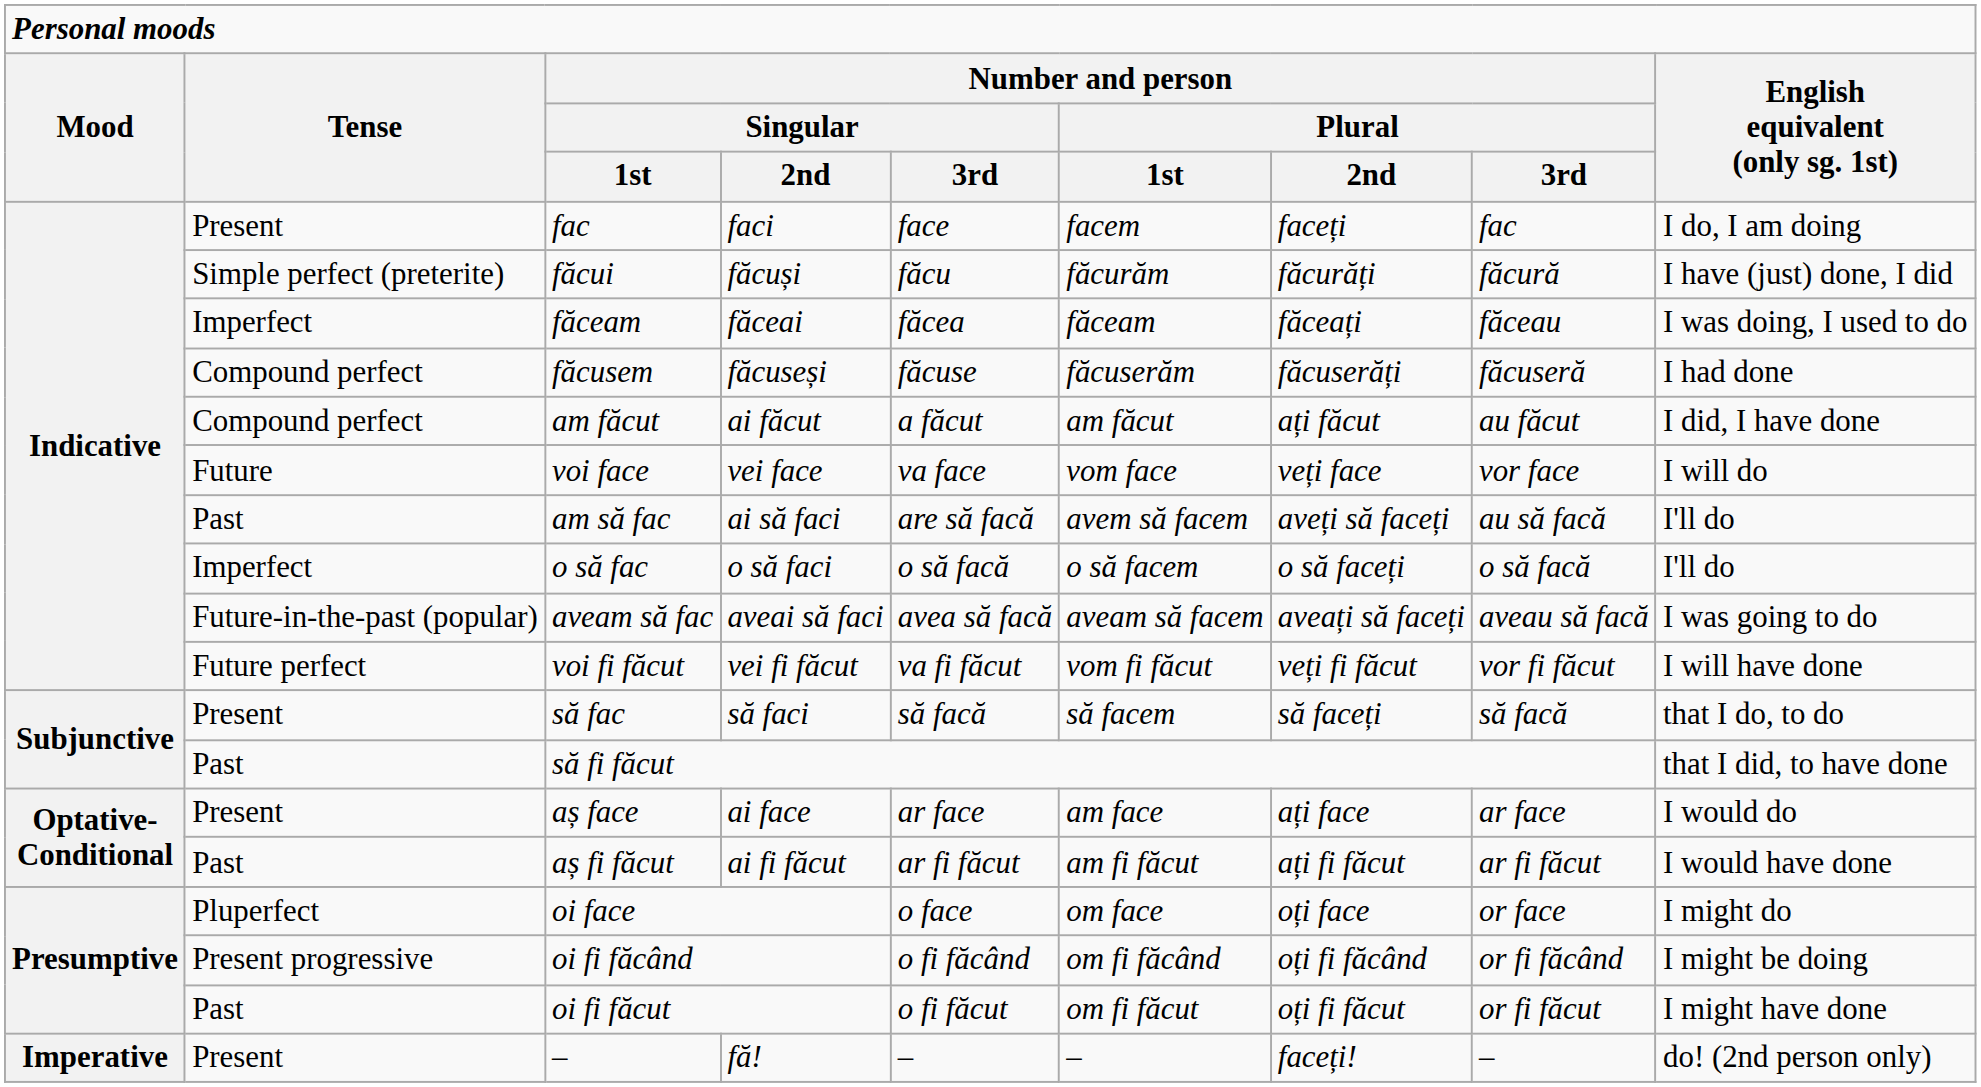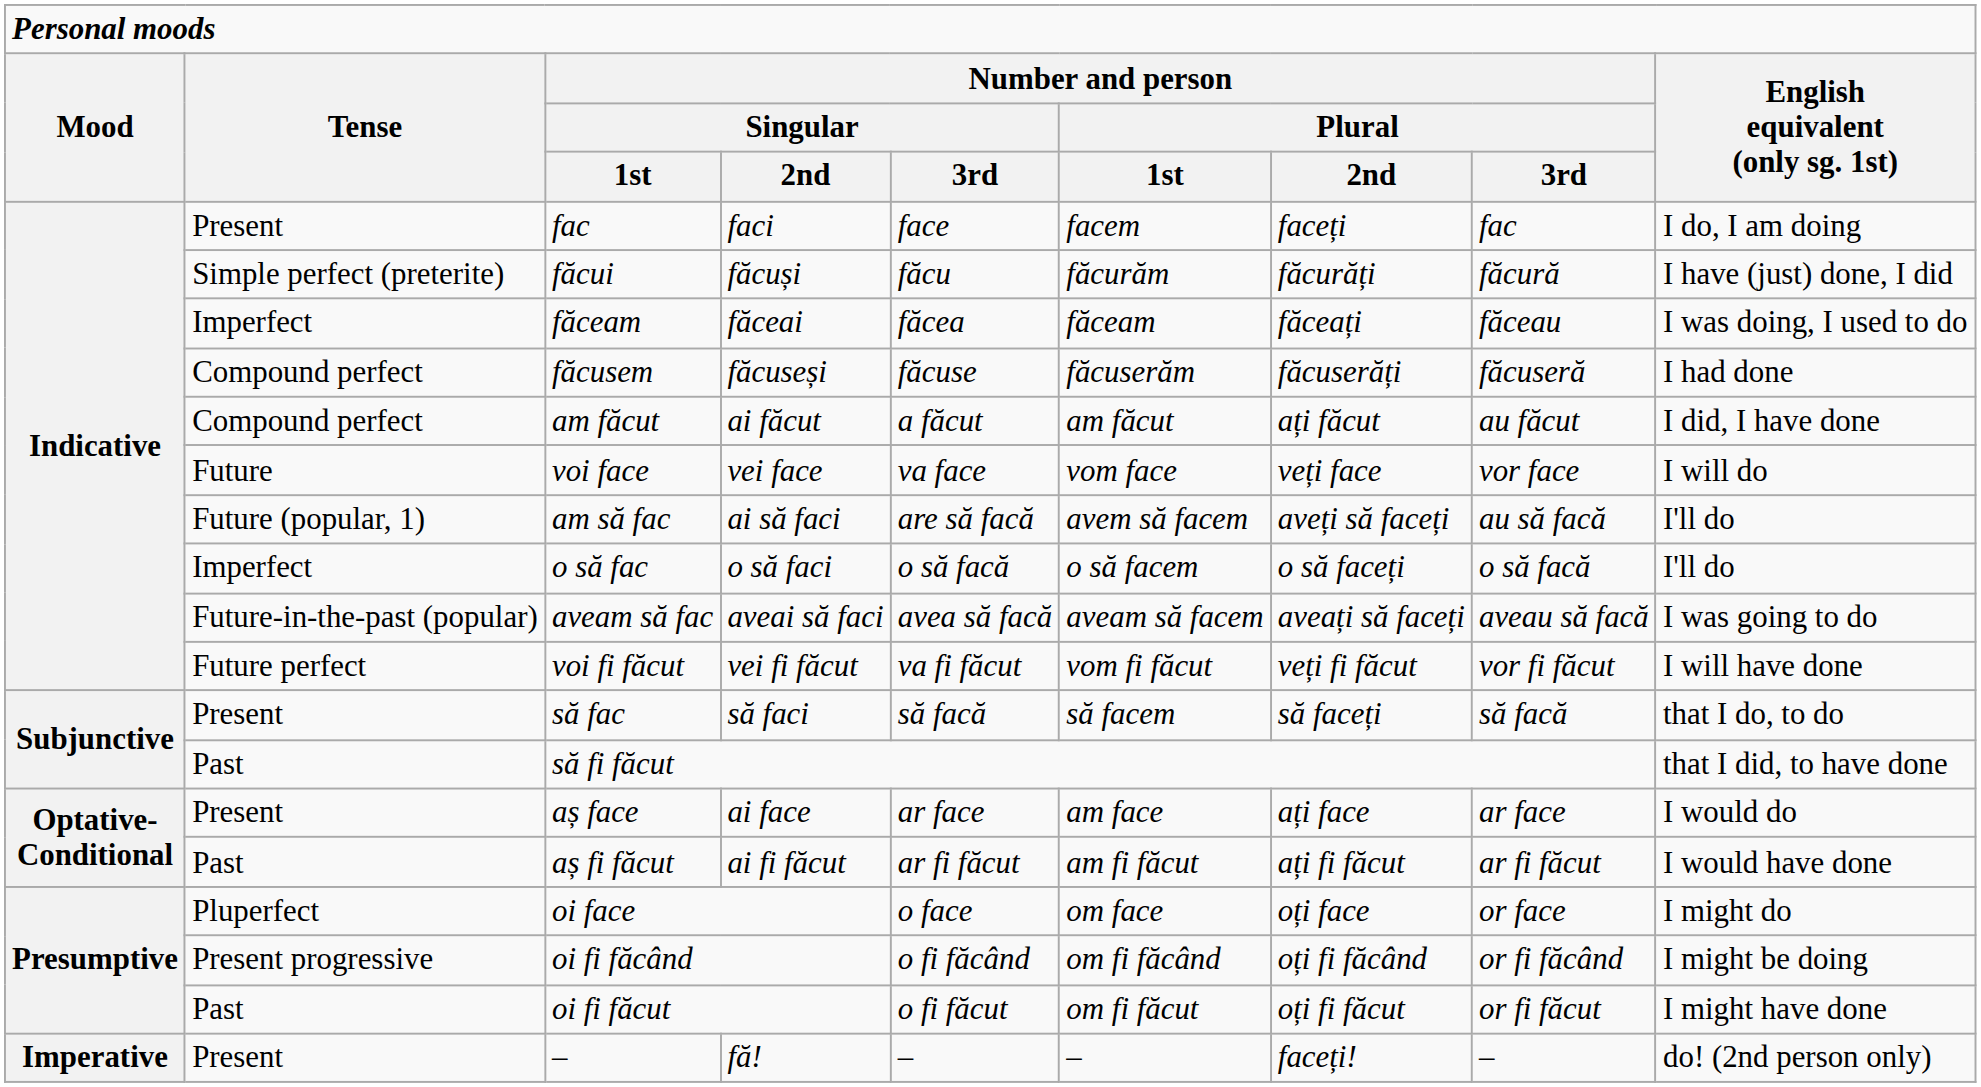(218, 518) Past -> (309, 518) Future (popular, 1)
